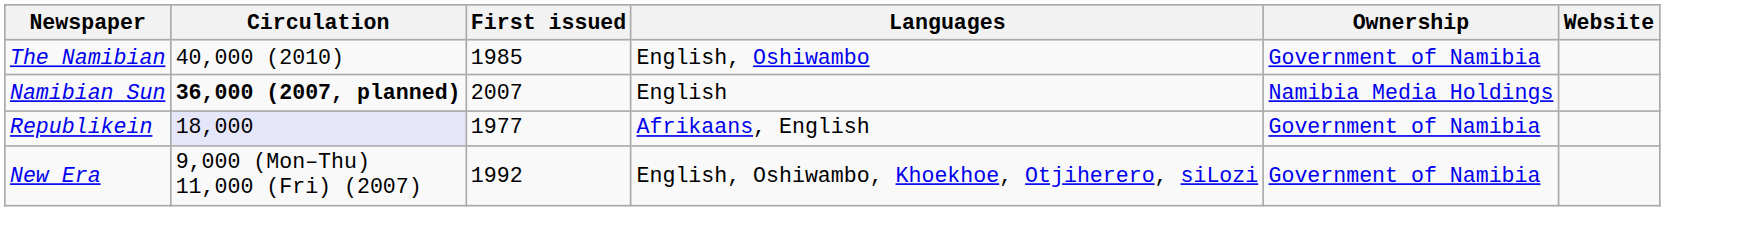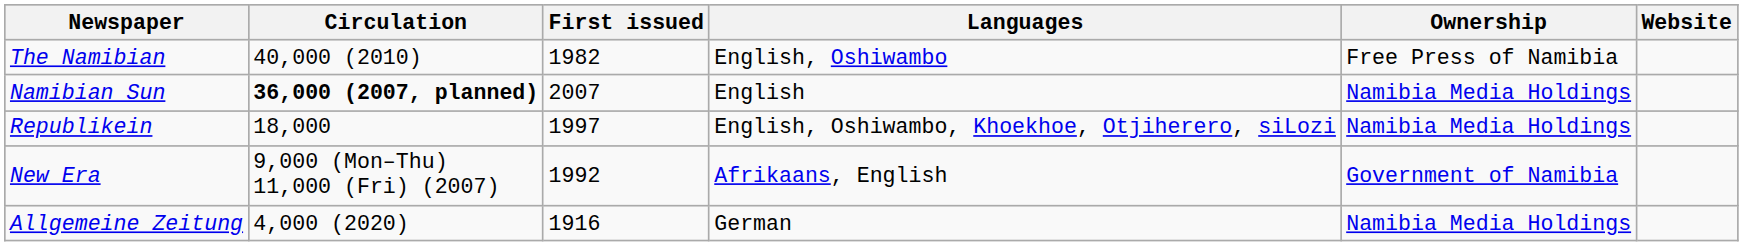(497, 58) 1985 -> (574, 58) 1982
(1404, 58) Government of Namibia -> (1482, 58) Free Press of Namibia
(215, 128) lavender background -> (292, 128) no background
(497, 128) 1977 -> (574, 128) 1997
(753, 128) Afrikaans, English -> (1025, 128) English, Oshiwambo, Khoekhoe, Otjiherero, siLozi
(1404, 128) Government of Namibia -> (1489, 128) Namibia Media Holdings
(947, 176) English, Oshiwambo, Khoekhoe, Otjiherero, siLozi -> (831, 176) Afrikaans, English
+ row: (127, 223)
